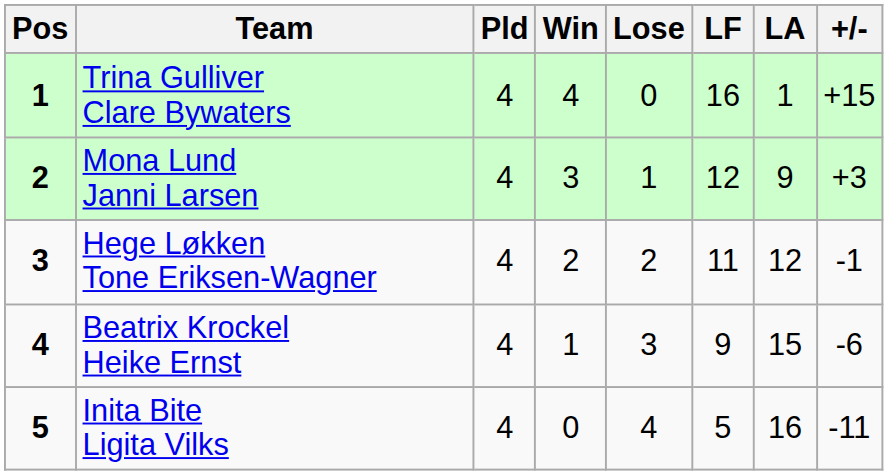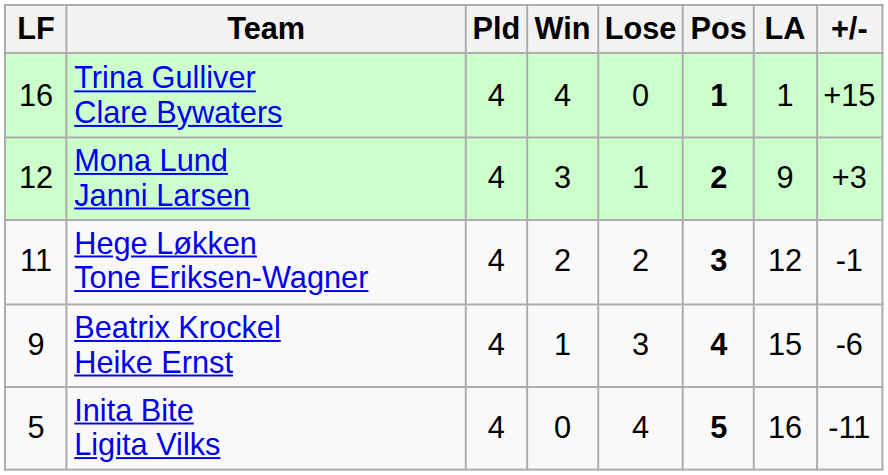columns swapped: (40, 28) <-> (723, 28)
